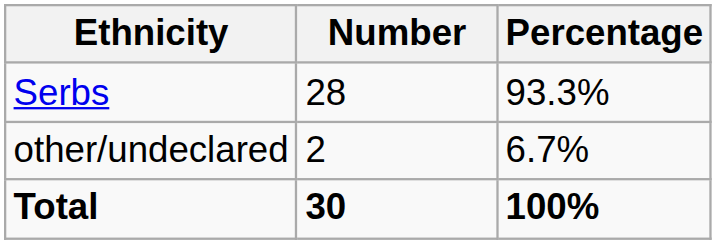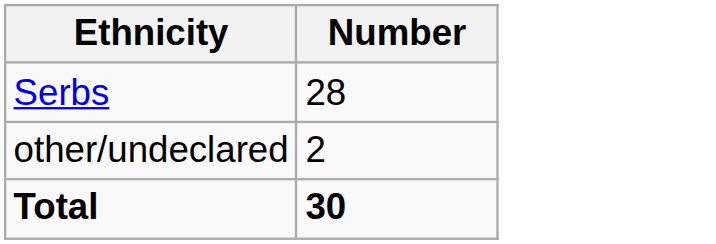- column: (604, 33)
